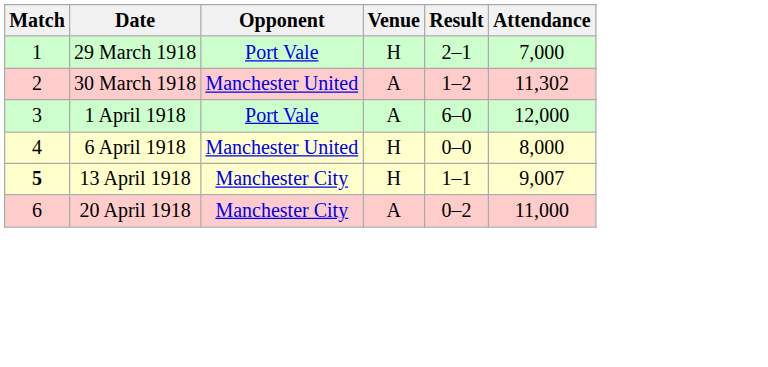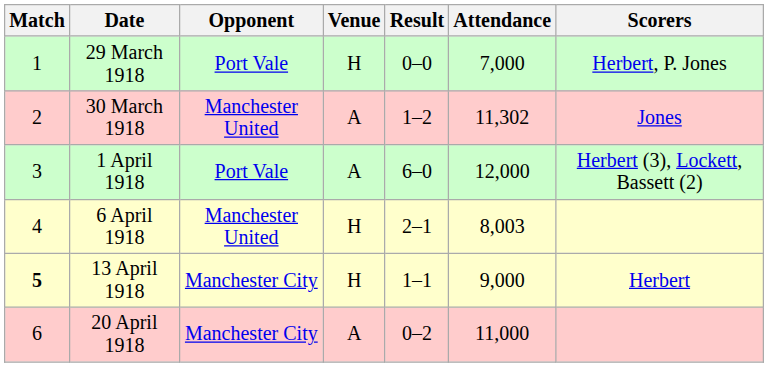+ column: (660, 20)
(456, 52) 2–1 -> (417, 63) 0–0
(456, 147) 0–0 -> (417, 225) 2–1
(542, 147) 8,000 -> (502, 225) 8,003
(542, 178) 9,007 -> (502, 280) 9,000
